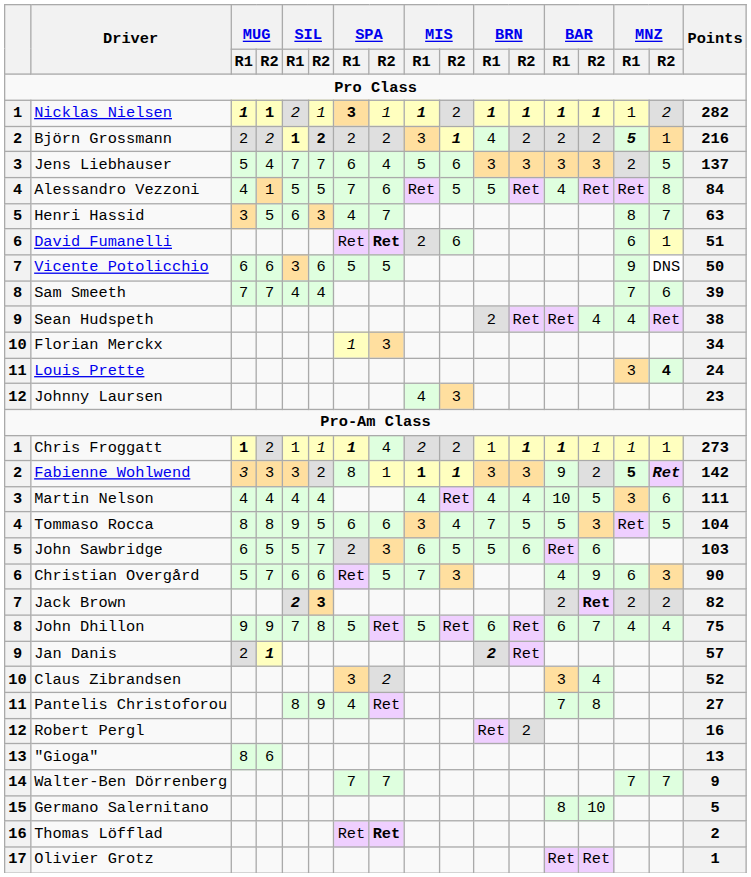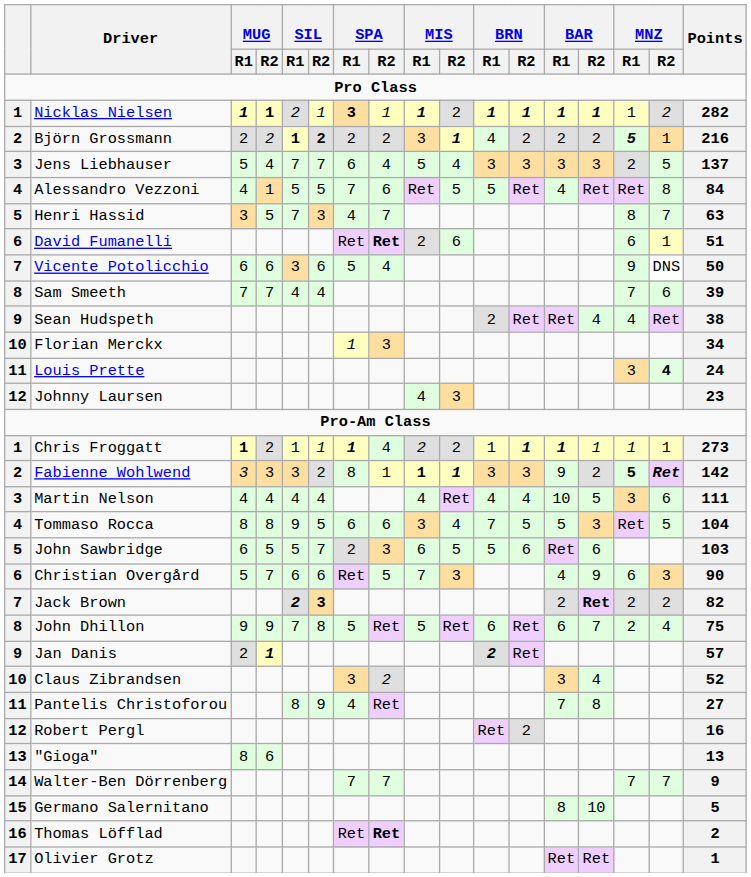(456, 164) 6 -> (456, 164) 4
(295, 216) 6 -> (295, 216) 7
(386, 267) 5 -> (386, 267) 4
(631, 628) 4 -> (631, 628) 2
